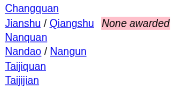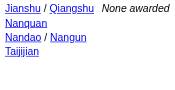- row: (32, 9)
(136, 23) pink background -> (136, 9) no background
- row: (25, 66)
